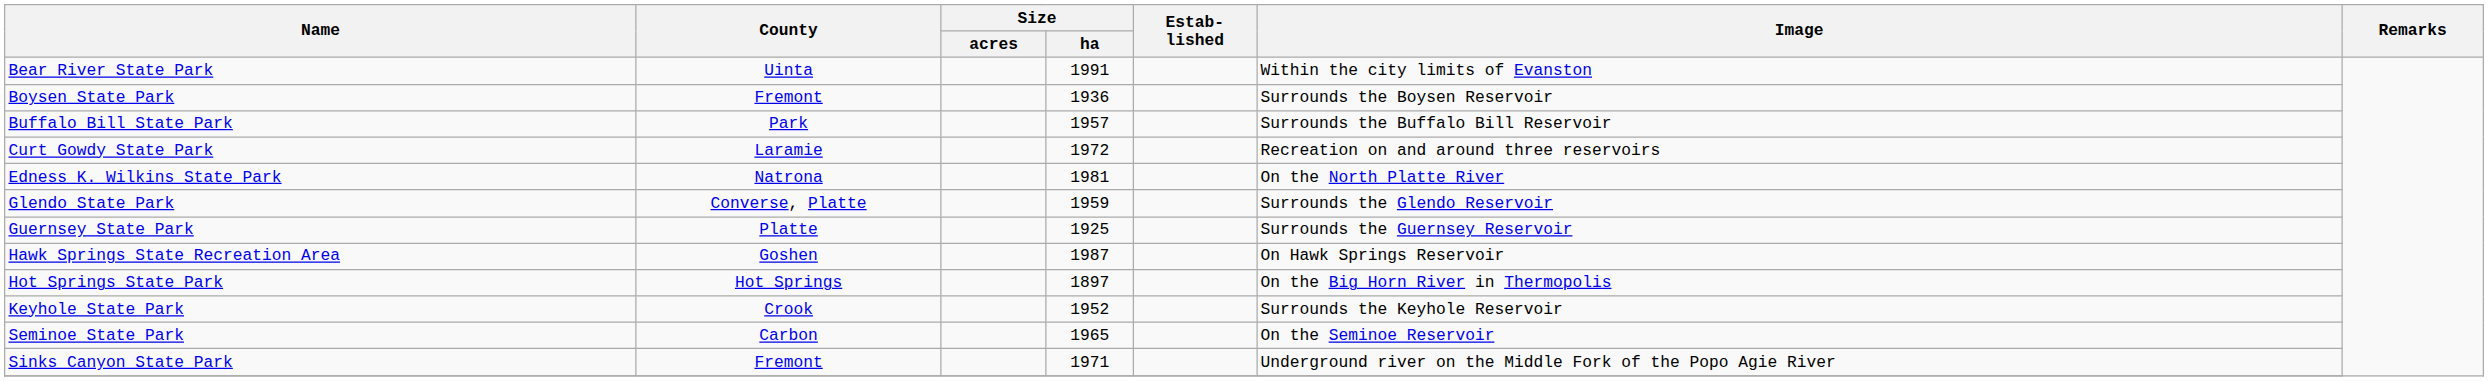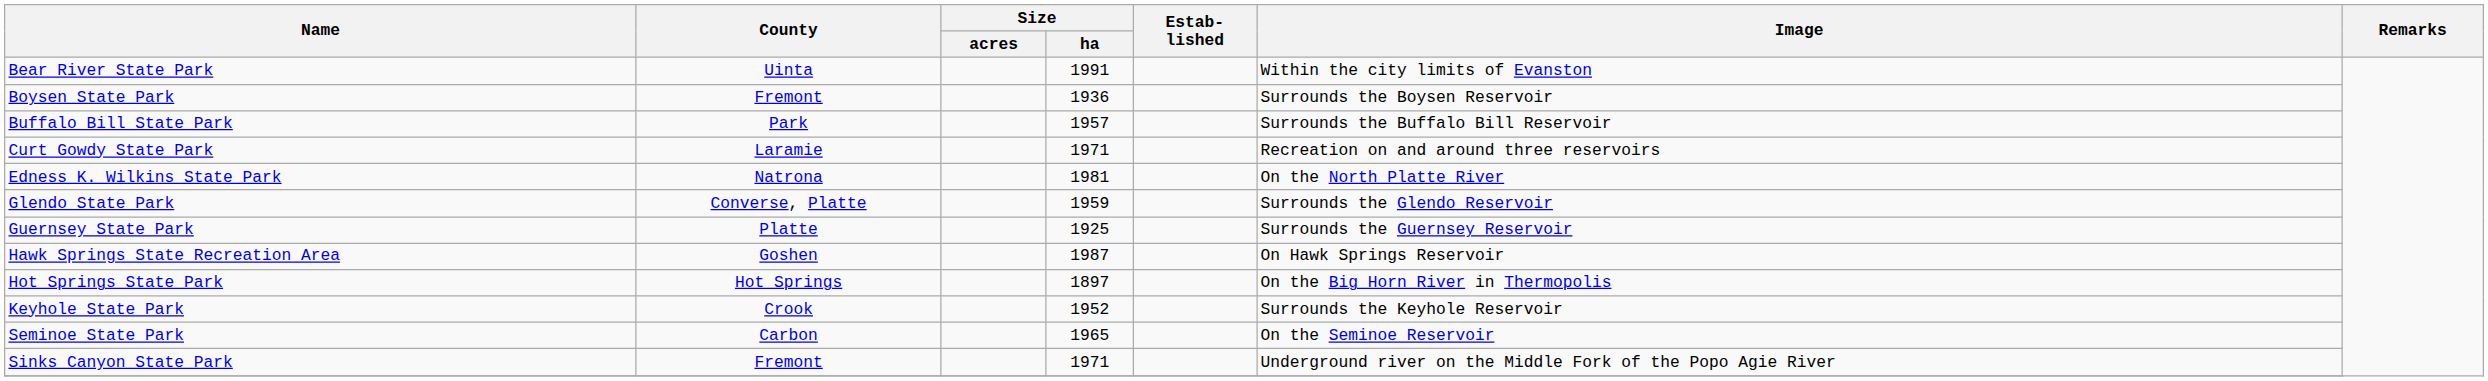(1090, 150) 1972 -> (1090, 150) 1971
